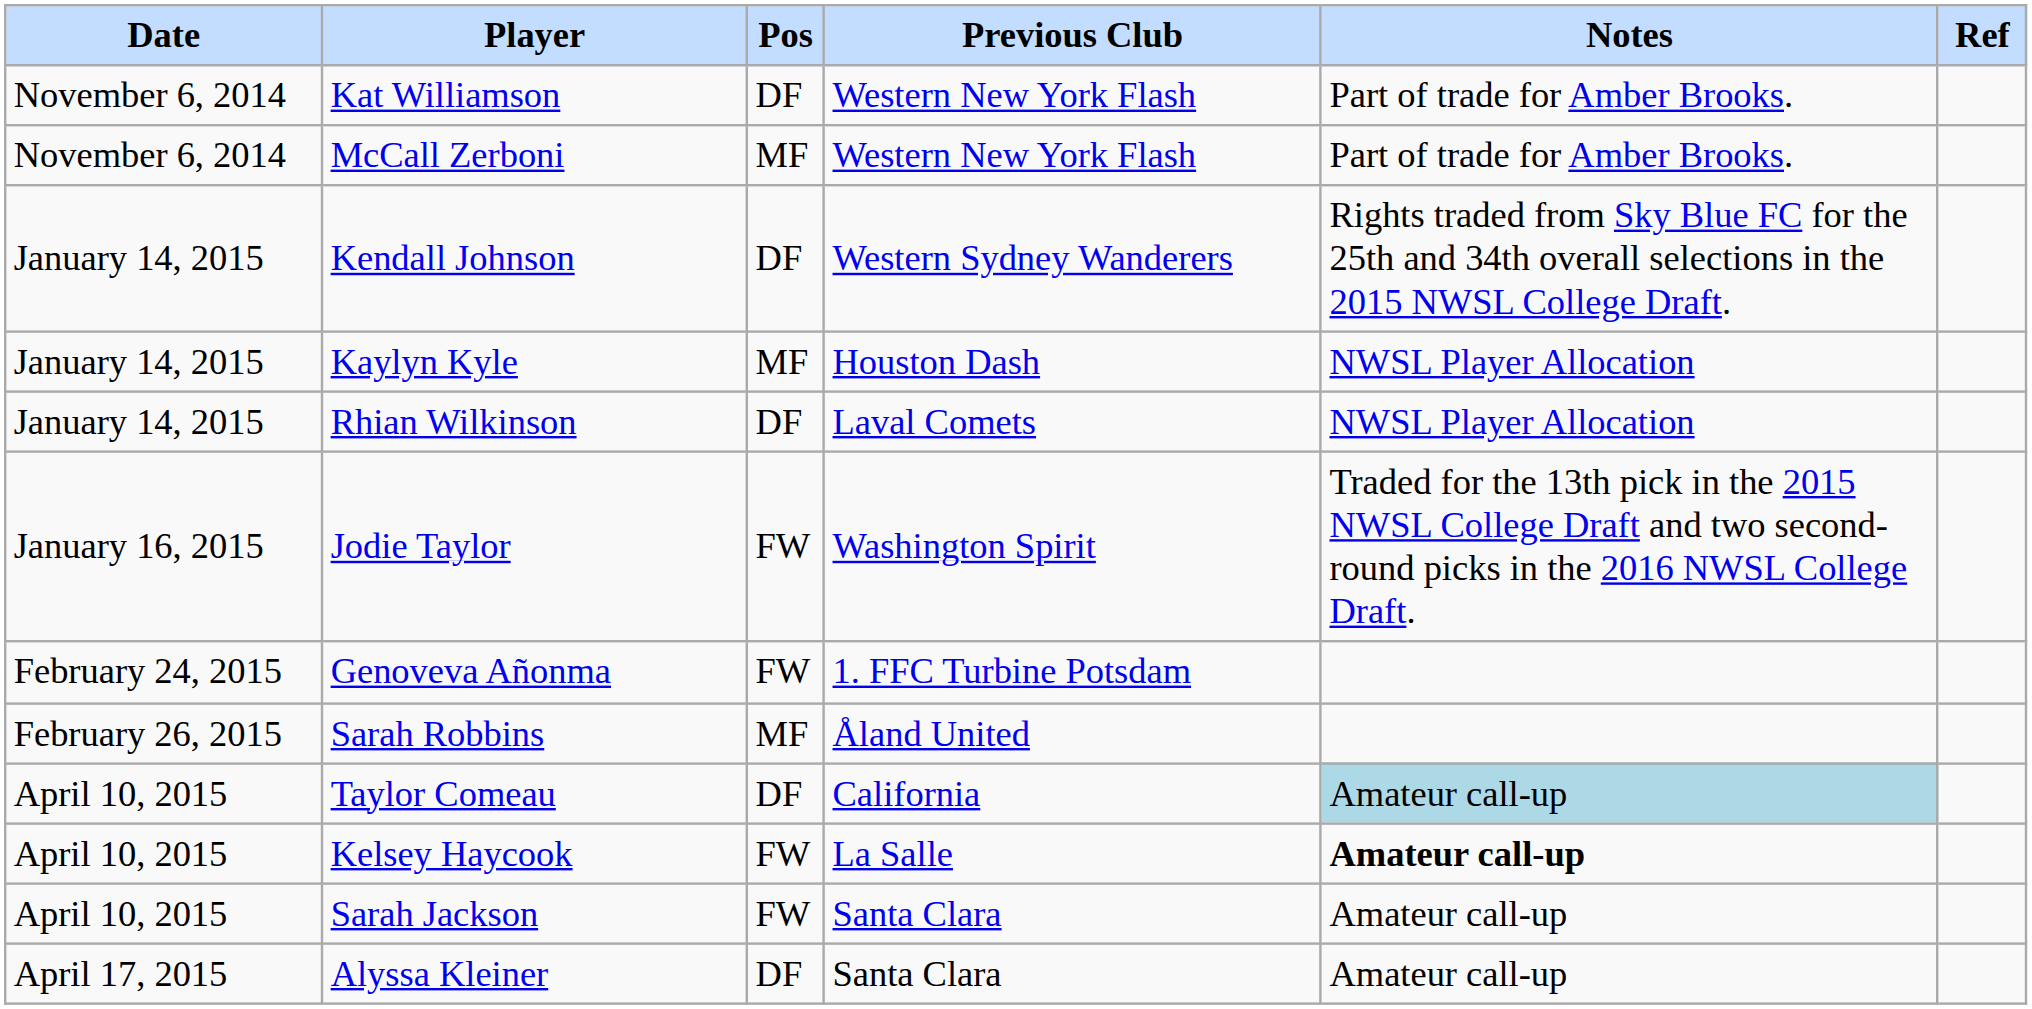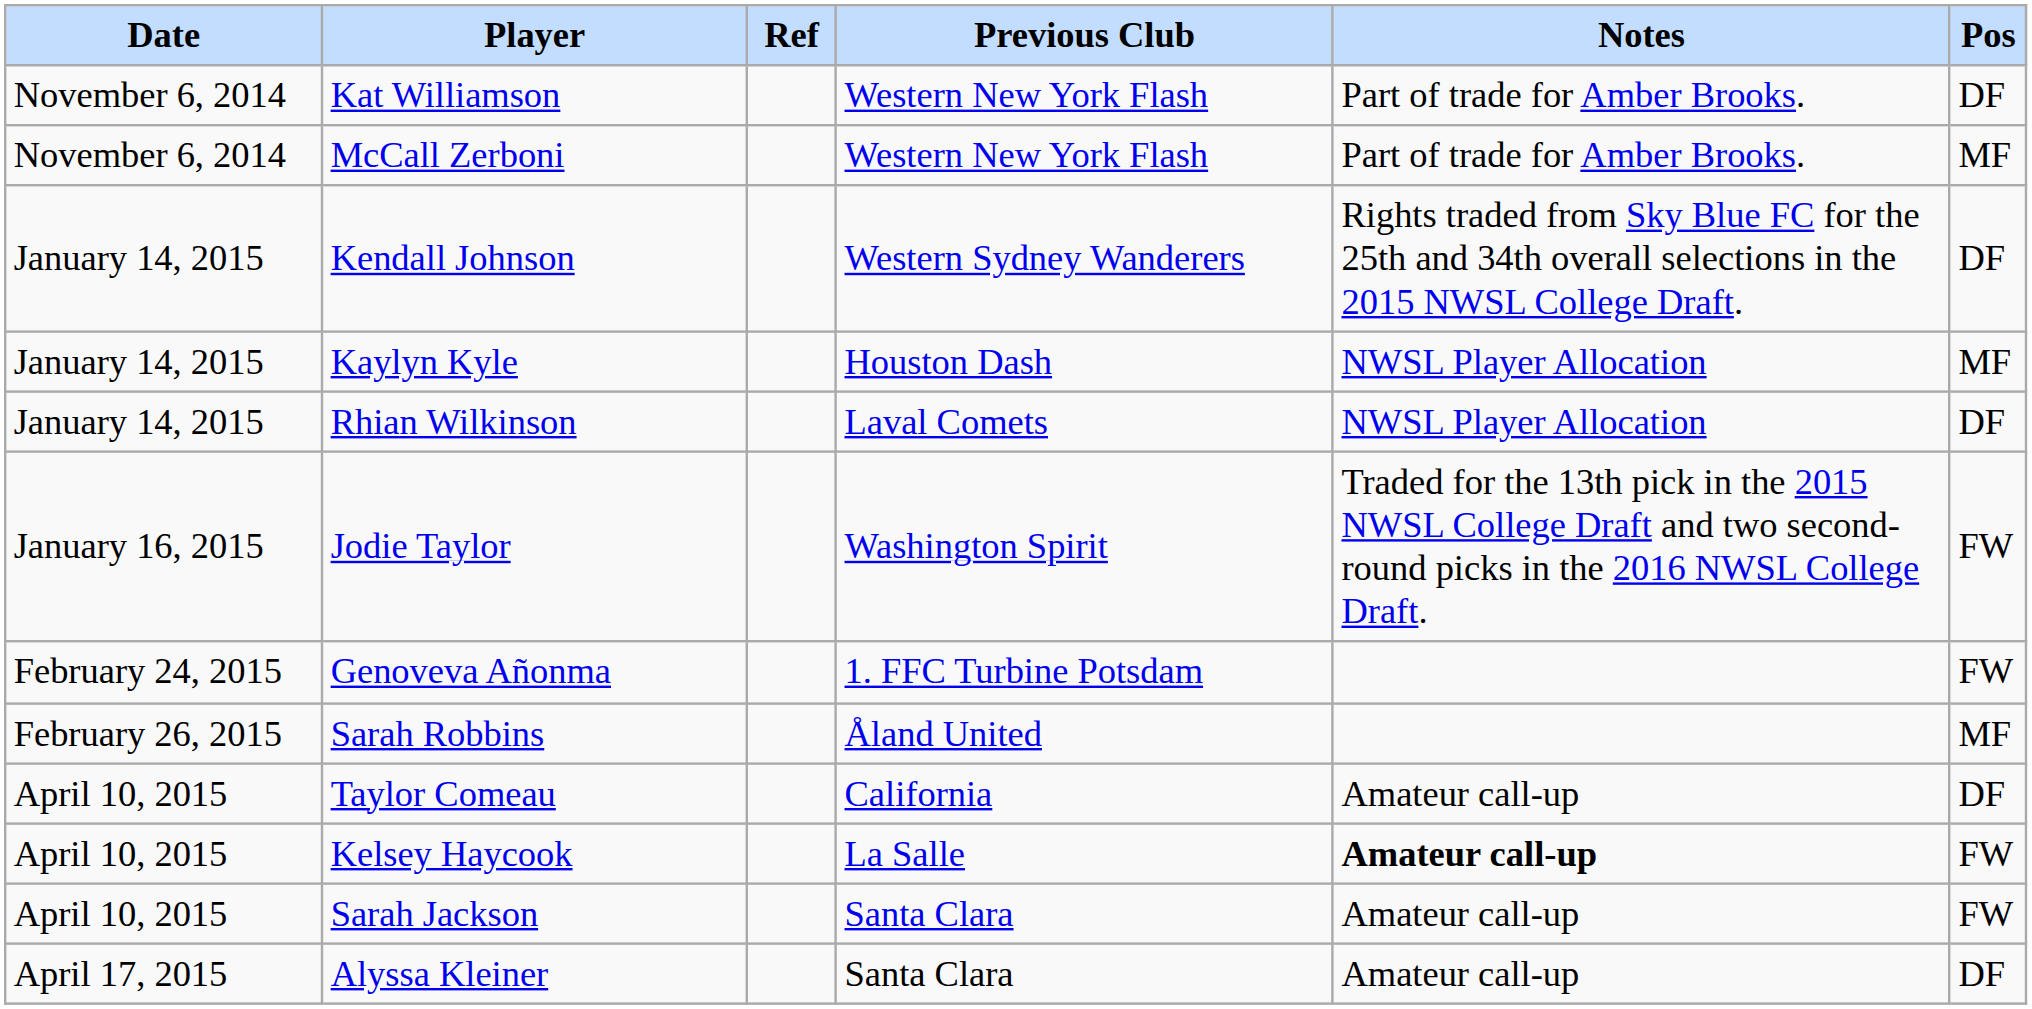columns swapped: (786, 34) <-> (1982, 34)
(1448, 792) lightblue background -> (1460, 792) no background
